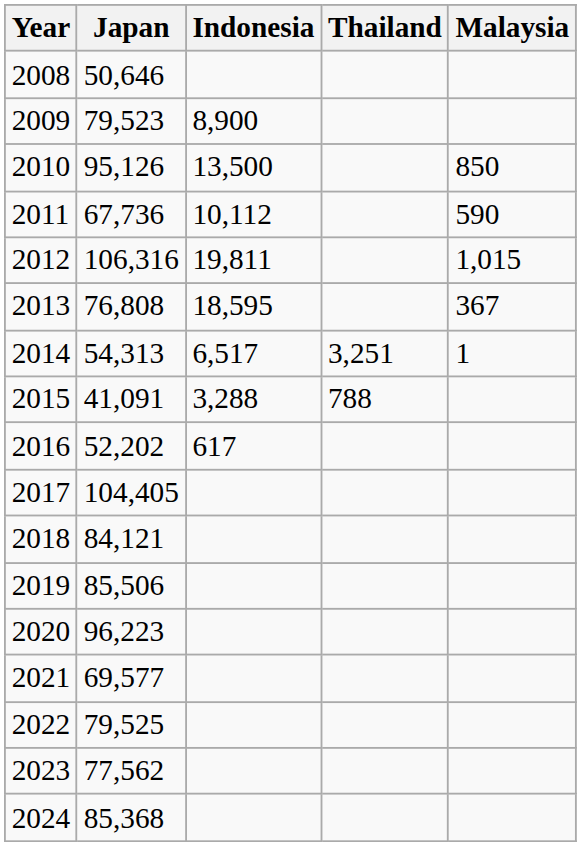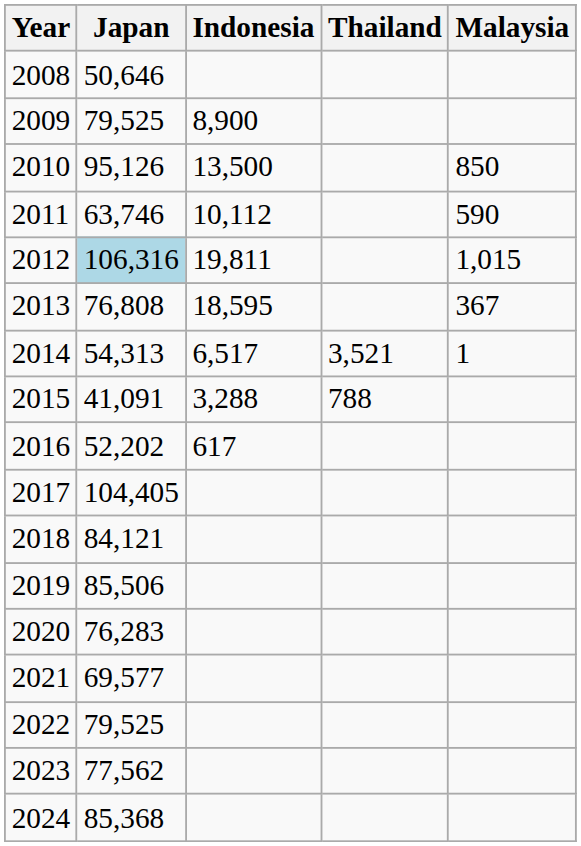(124, 120) 79,523 -> (124, 120) 79,525
(124, 213) 67,736 -> (124, 213) 63,746
(131, 259) no background -> (131, 259) lightblue background
(361, 352) 3,251 -> (361, 352) 3,521
(124, 631) 96,223 -> (124, 631) 76,283
